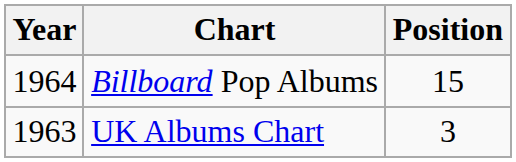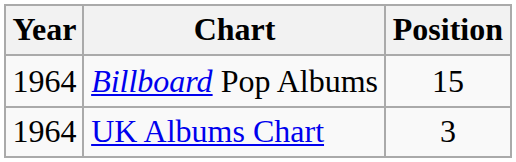(44, 131) 1963 -> (44, 131) 1964
